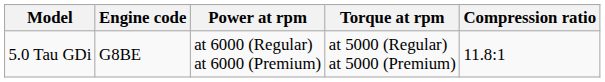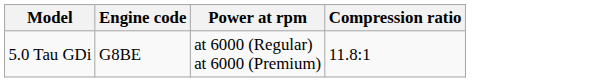- column: (392, 17)
